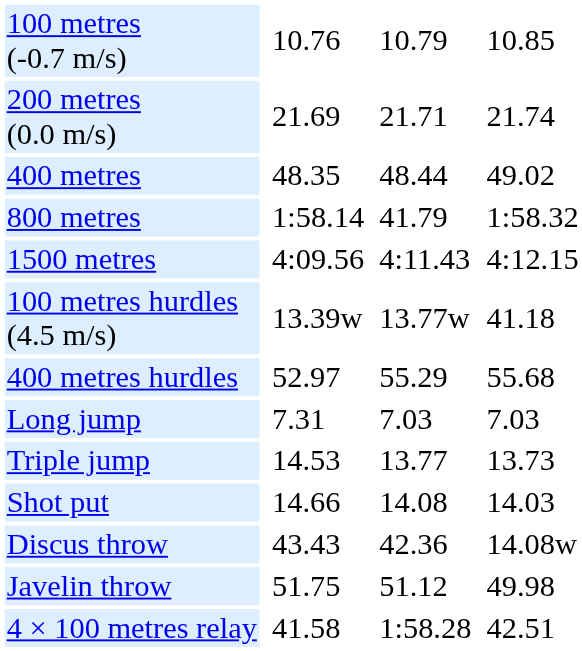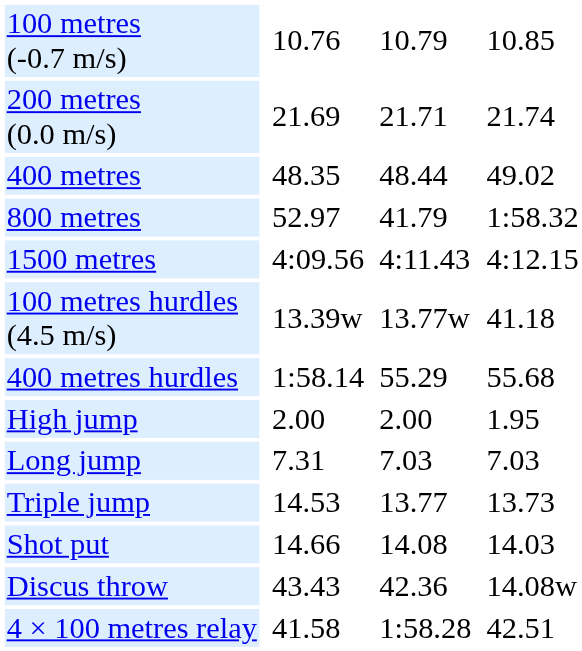(318, 217) 1:58.14 -> (306, 217) 52.97
(306, 376) 52.97 -> (318, 376) 1:58.14
+ row: (72, 418)
- row: (89, 585)
